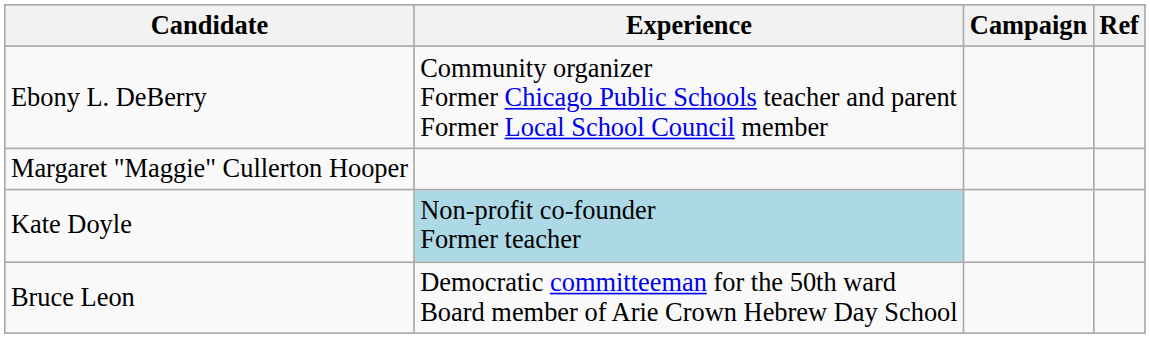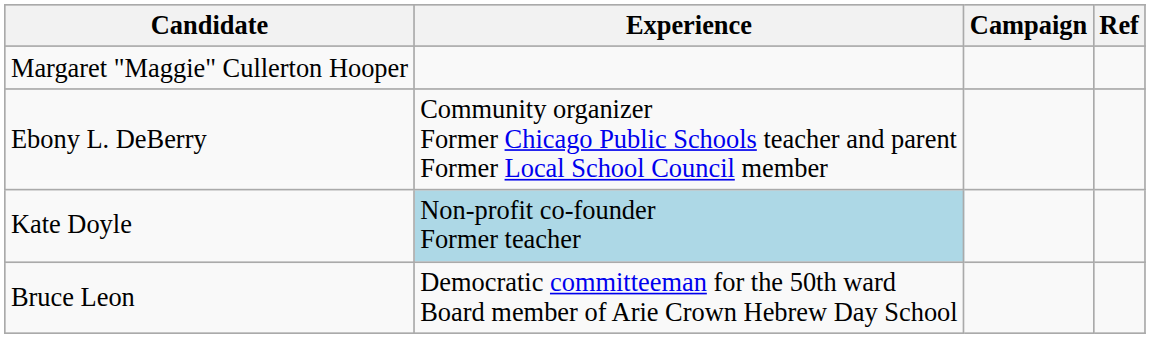rows swapped: (109, 97) <-> (209, 168)
